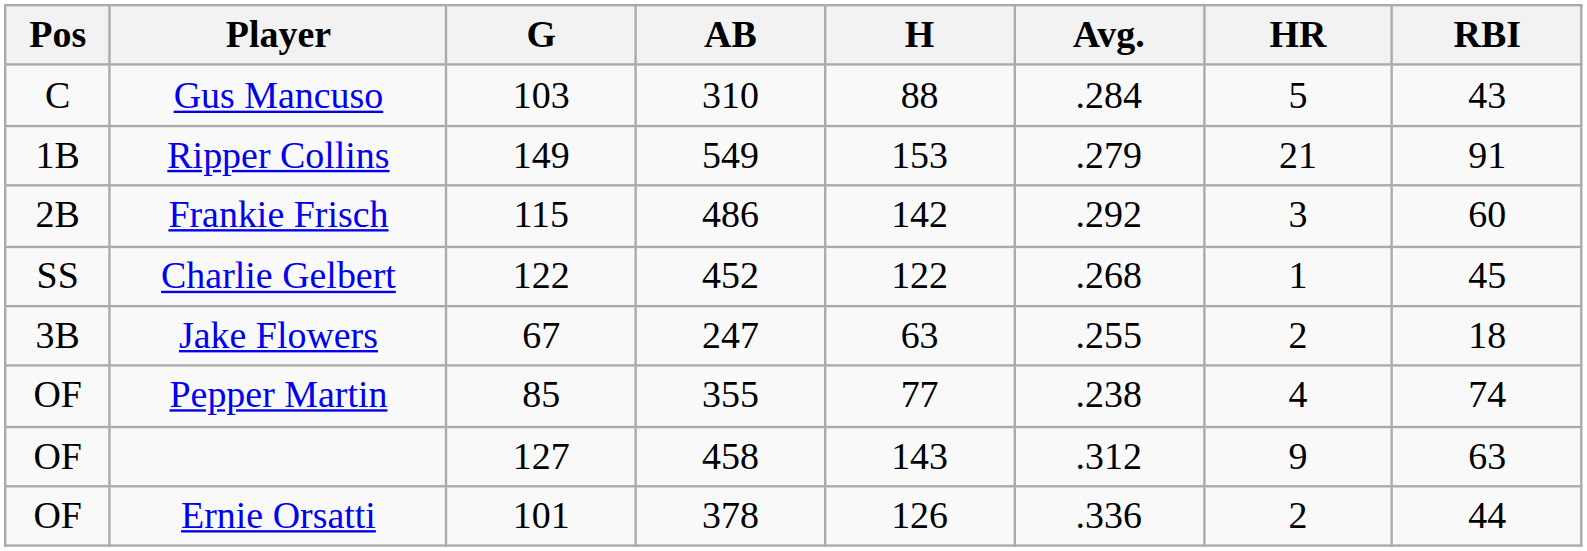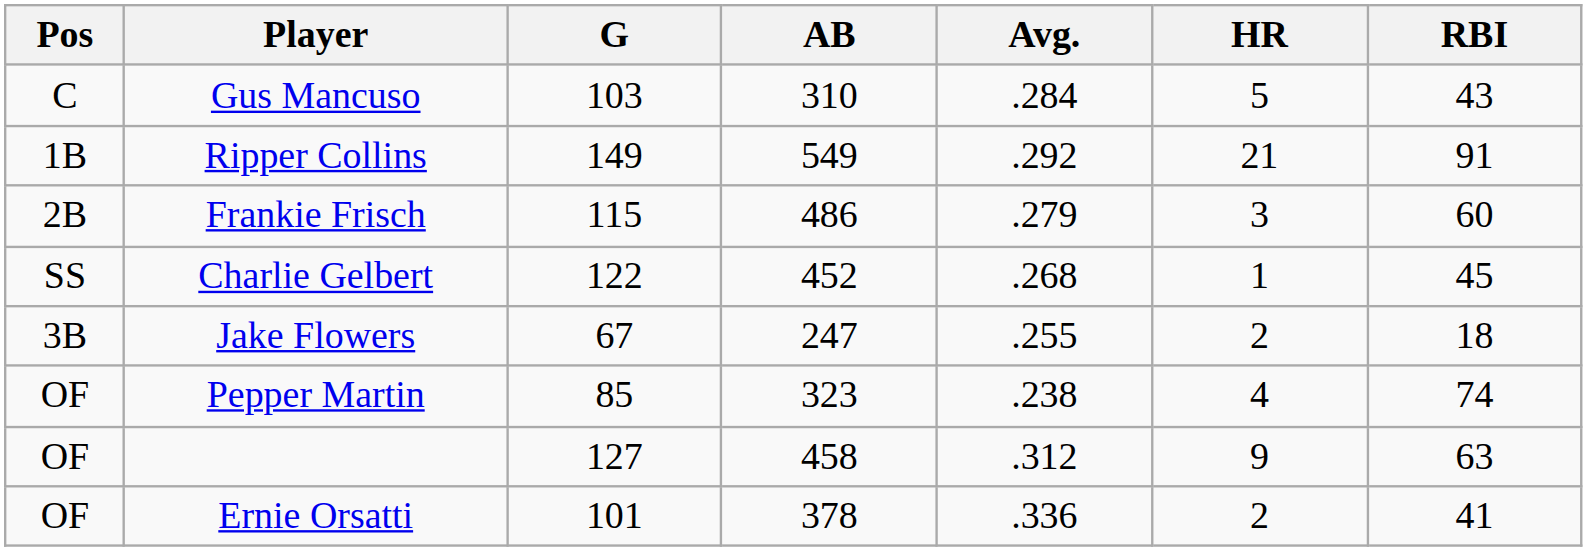- column: (920, 34)
(1109, 154) .279 -> (1044, 154) .292
(1109, 214) .292 -> (1044, 214) .279
(730, 395) 355 -> (829, 395) 323
(1487, 515) 44 -> (1474, 515) 41
